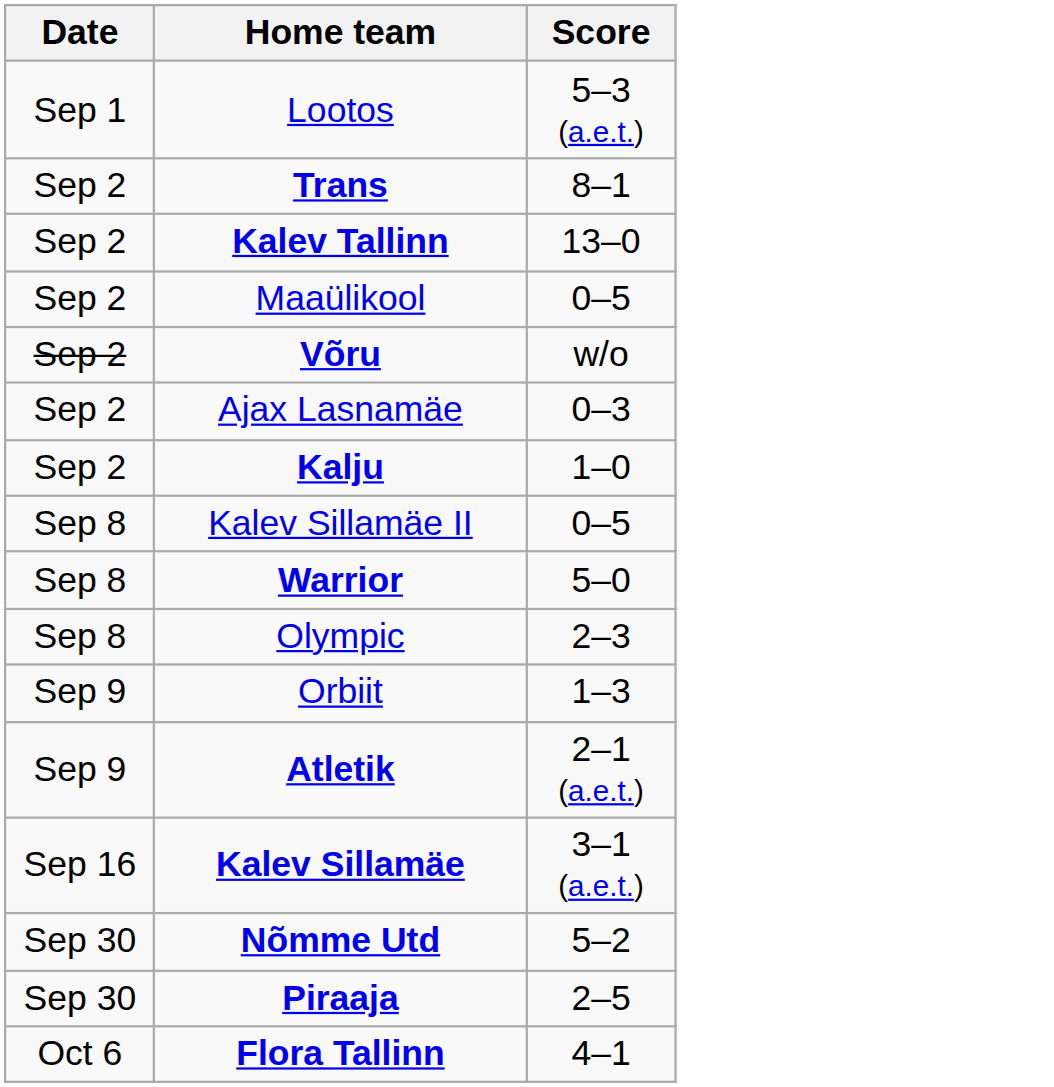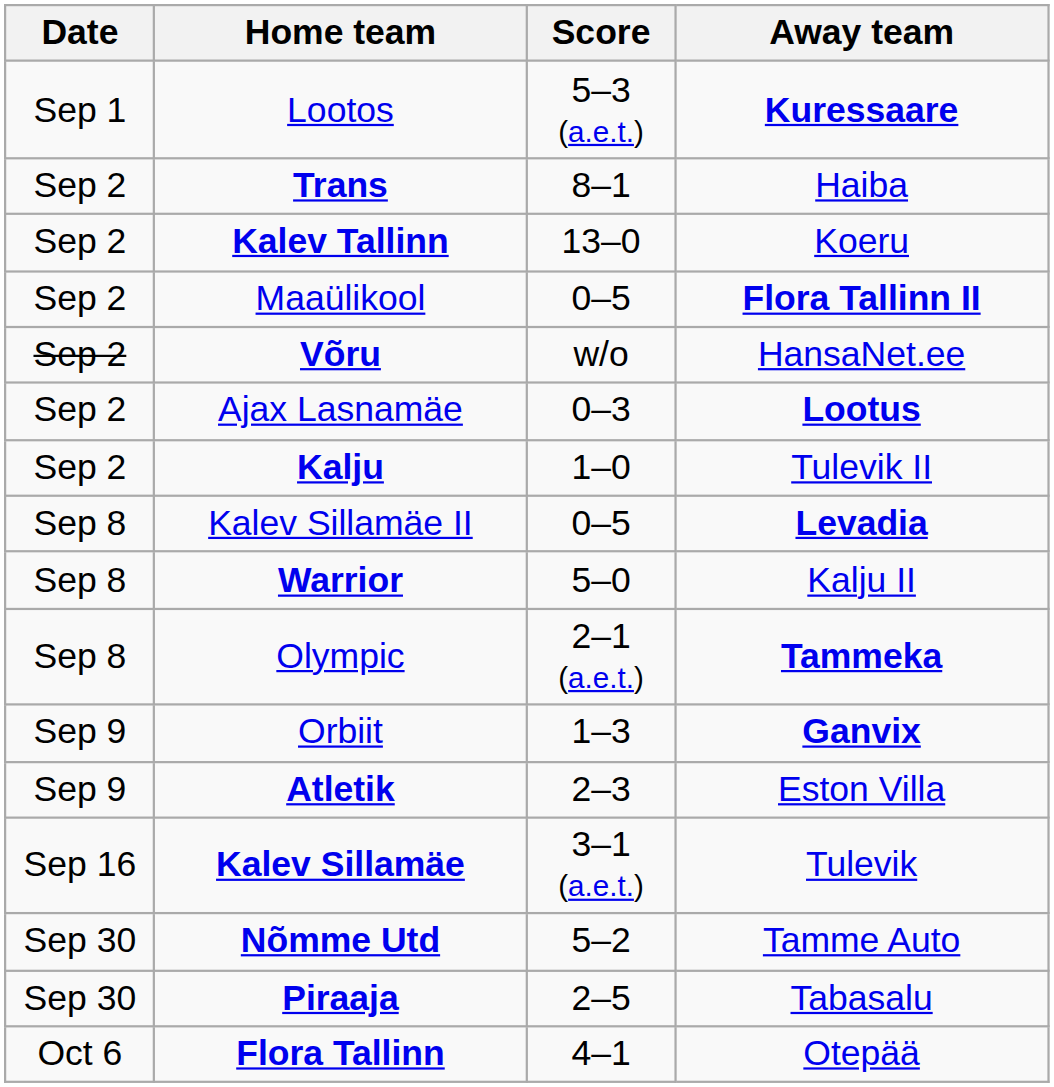+ column: (862, 32)
(601, 635) 2–3 -> (601, 655) 2–1 (a.e.t.)
(601, 768) 2–1 (a.e.t.) -> (601, 788) 2–3
